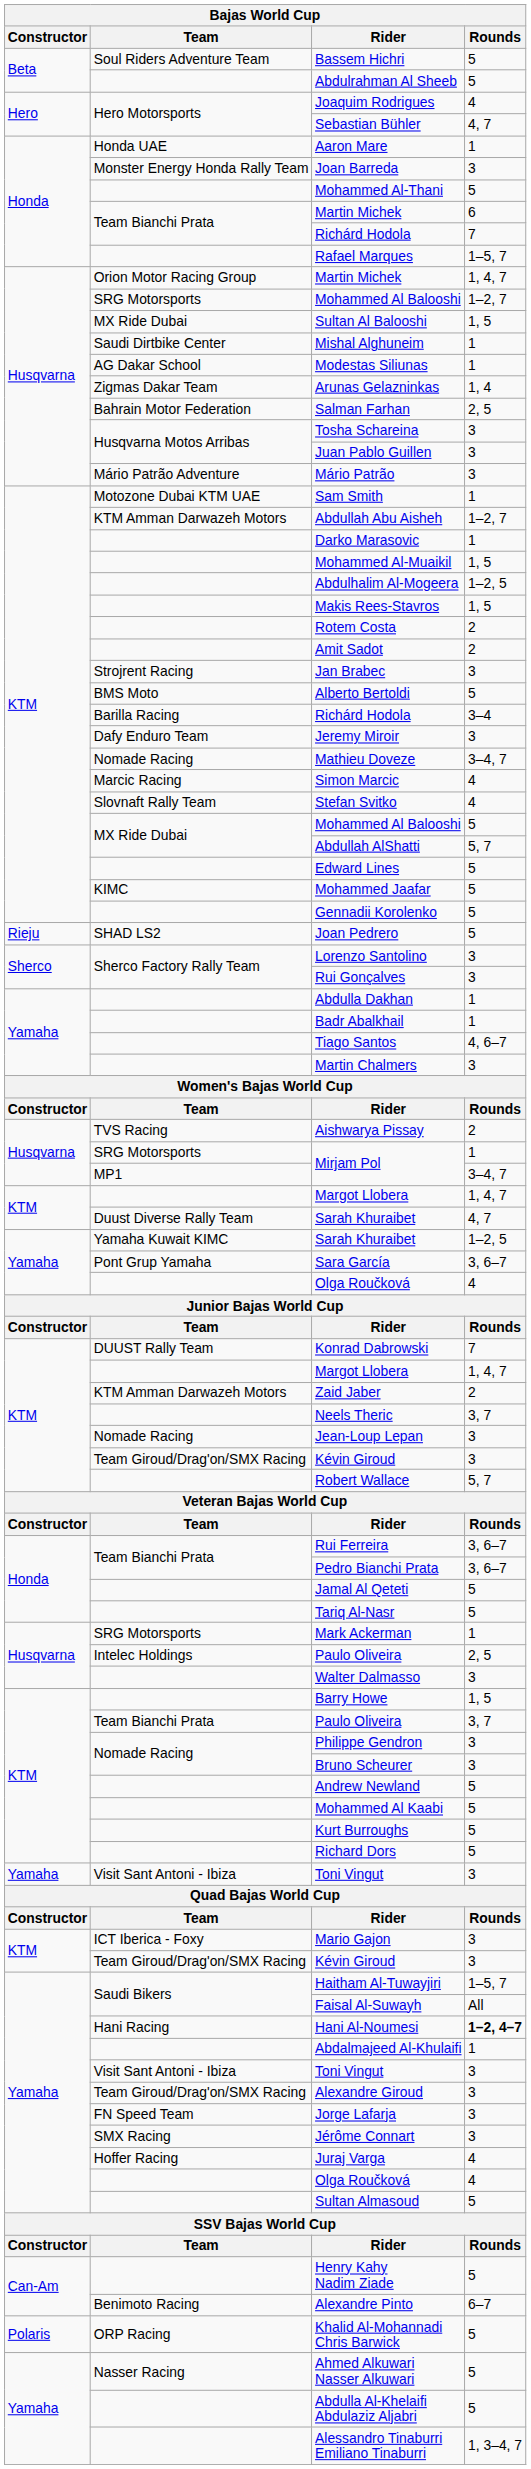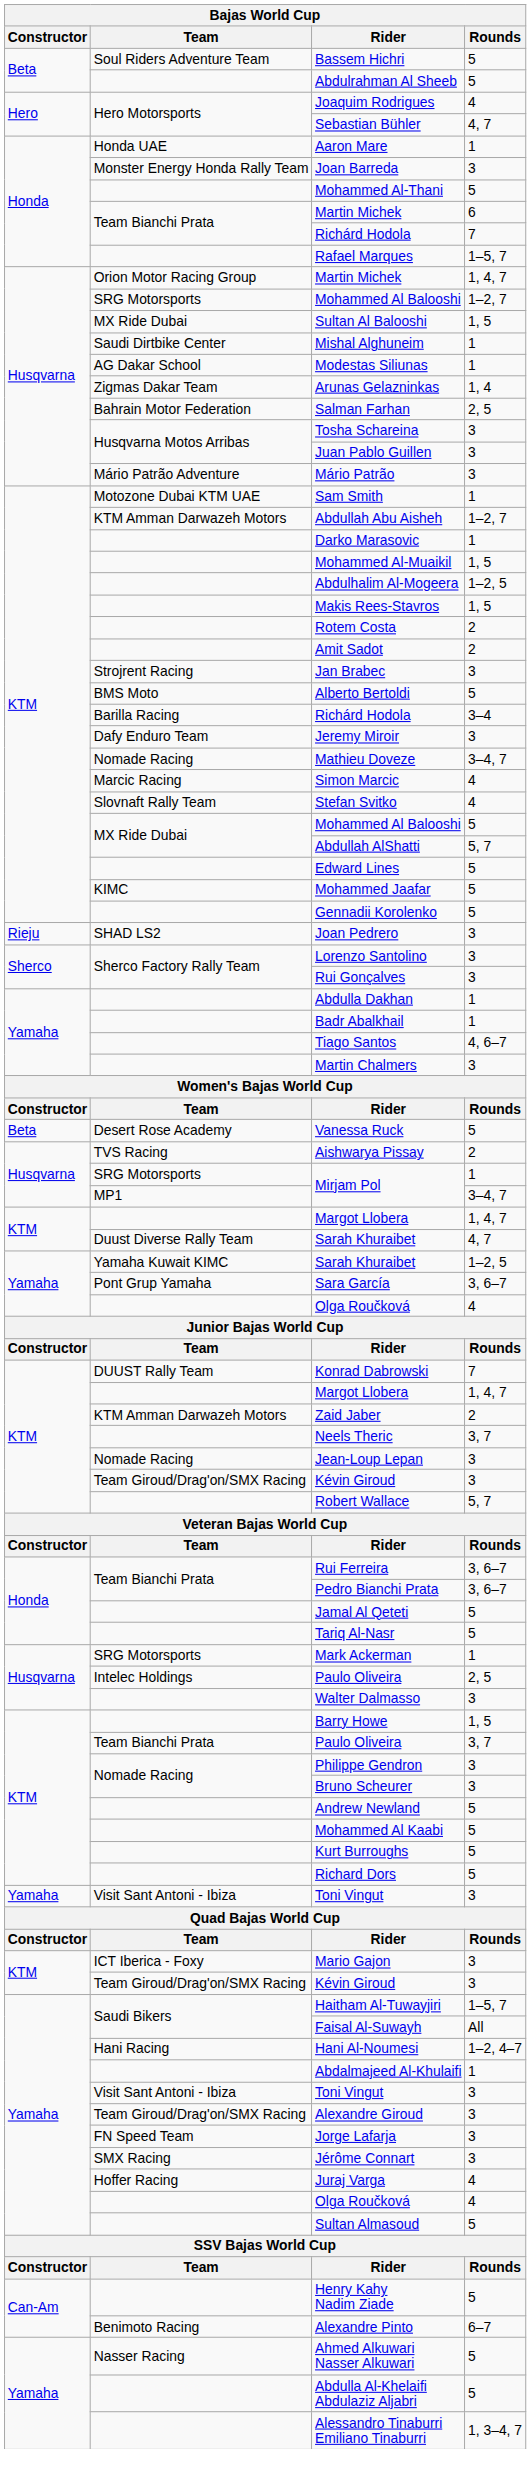(472, 933) 5 -> (472, 933) 3
+ row: (163, 1130)
(495, 2027) bold -> (495, 2049) normal
- row: (132, 2334)
